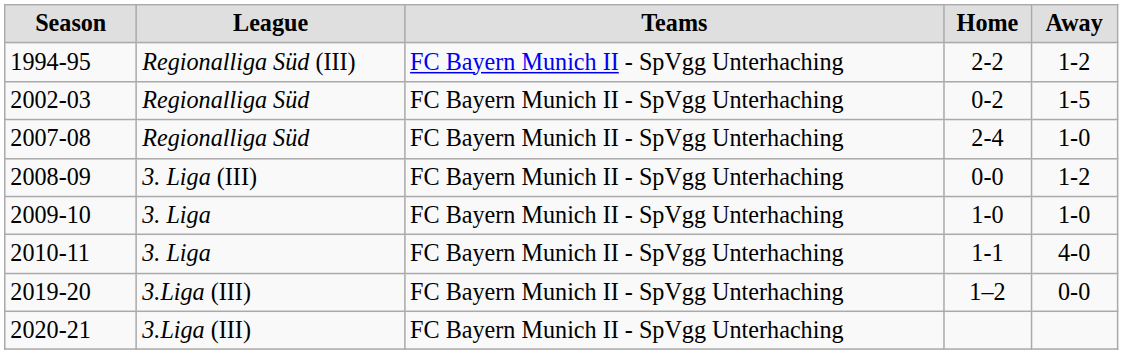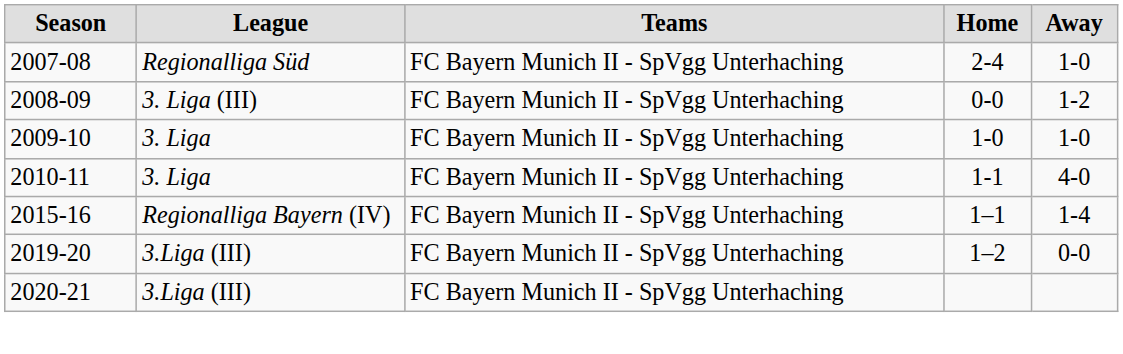- row: (51, 61)
- row: (51, 100)
+ row: (51, 215)
